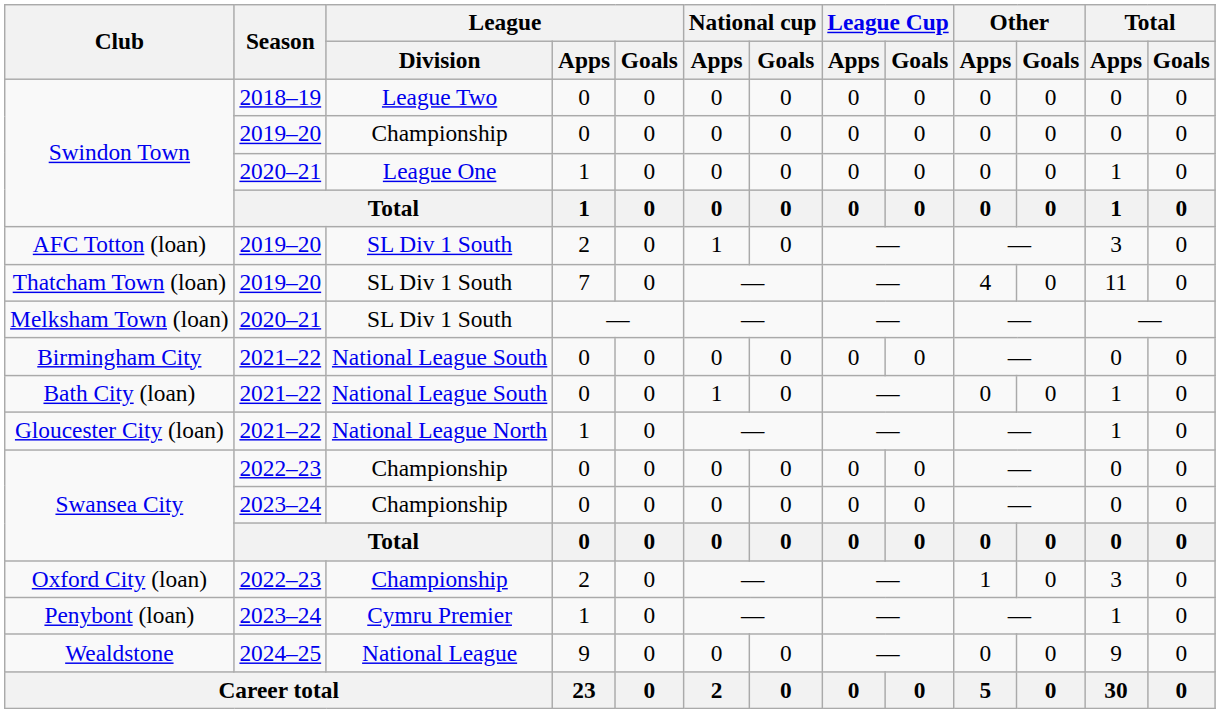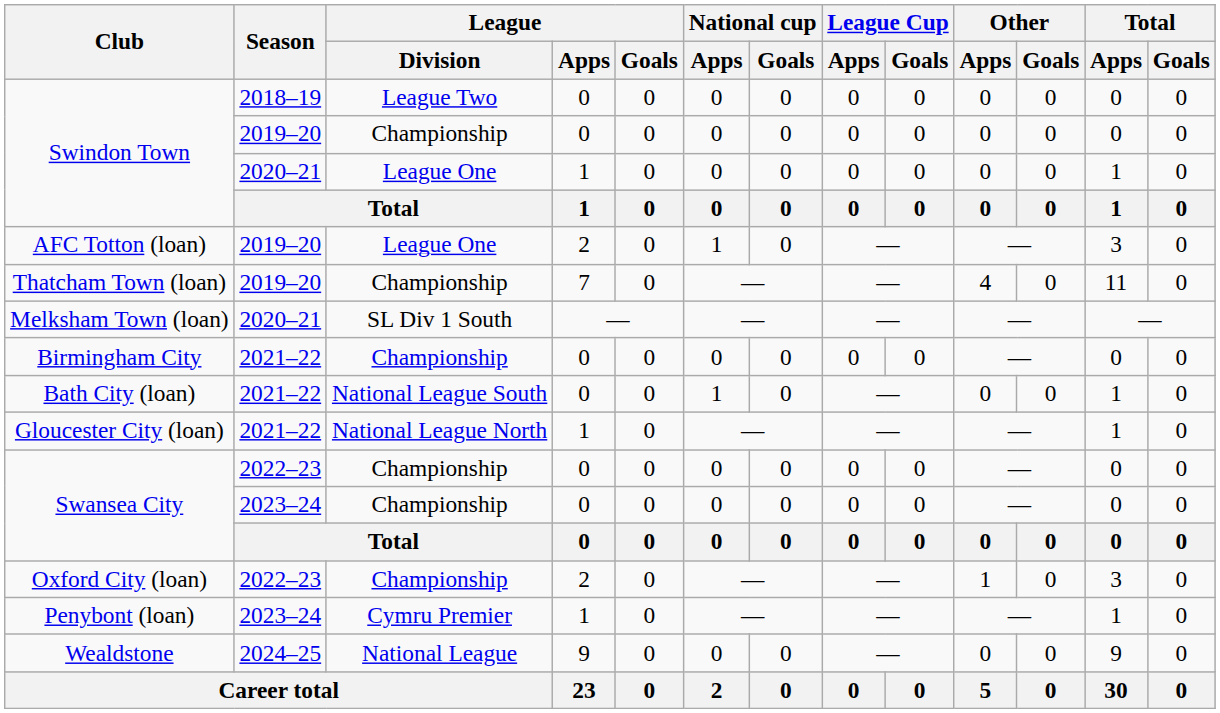(440, 245) SL Div 1 South -> (440, 245) League One
(440, 282) SL Div 1 South -> (440, 282) Championship
(440, 356) National League South -> (440, 356) Championship
